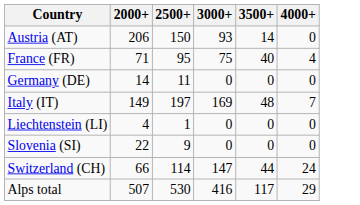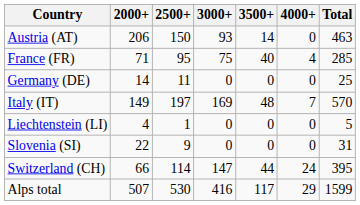+ column: (337, 15)
